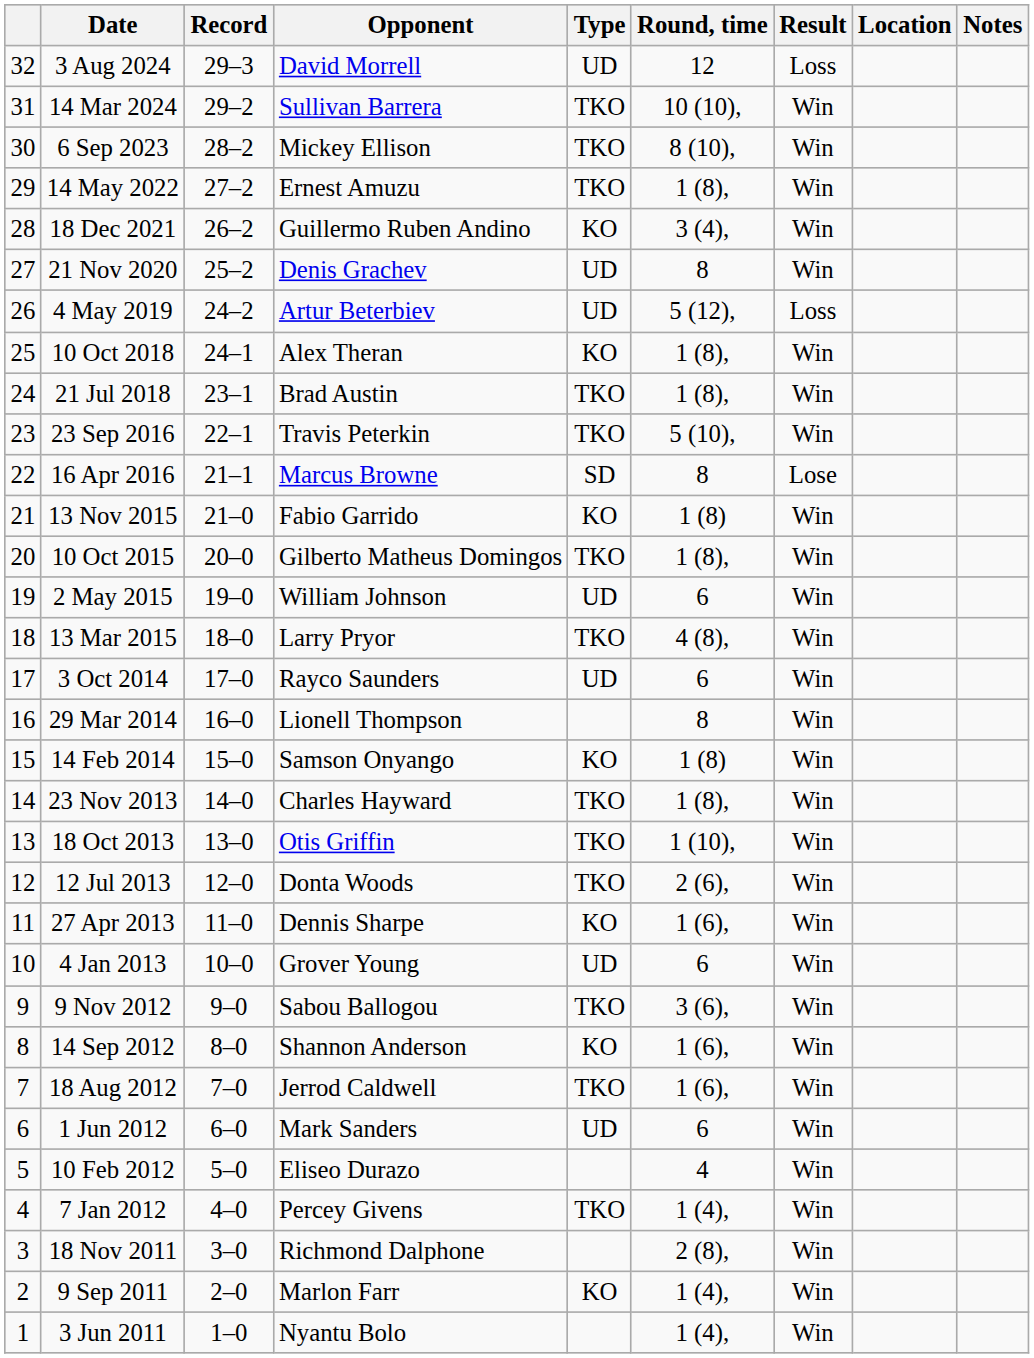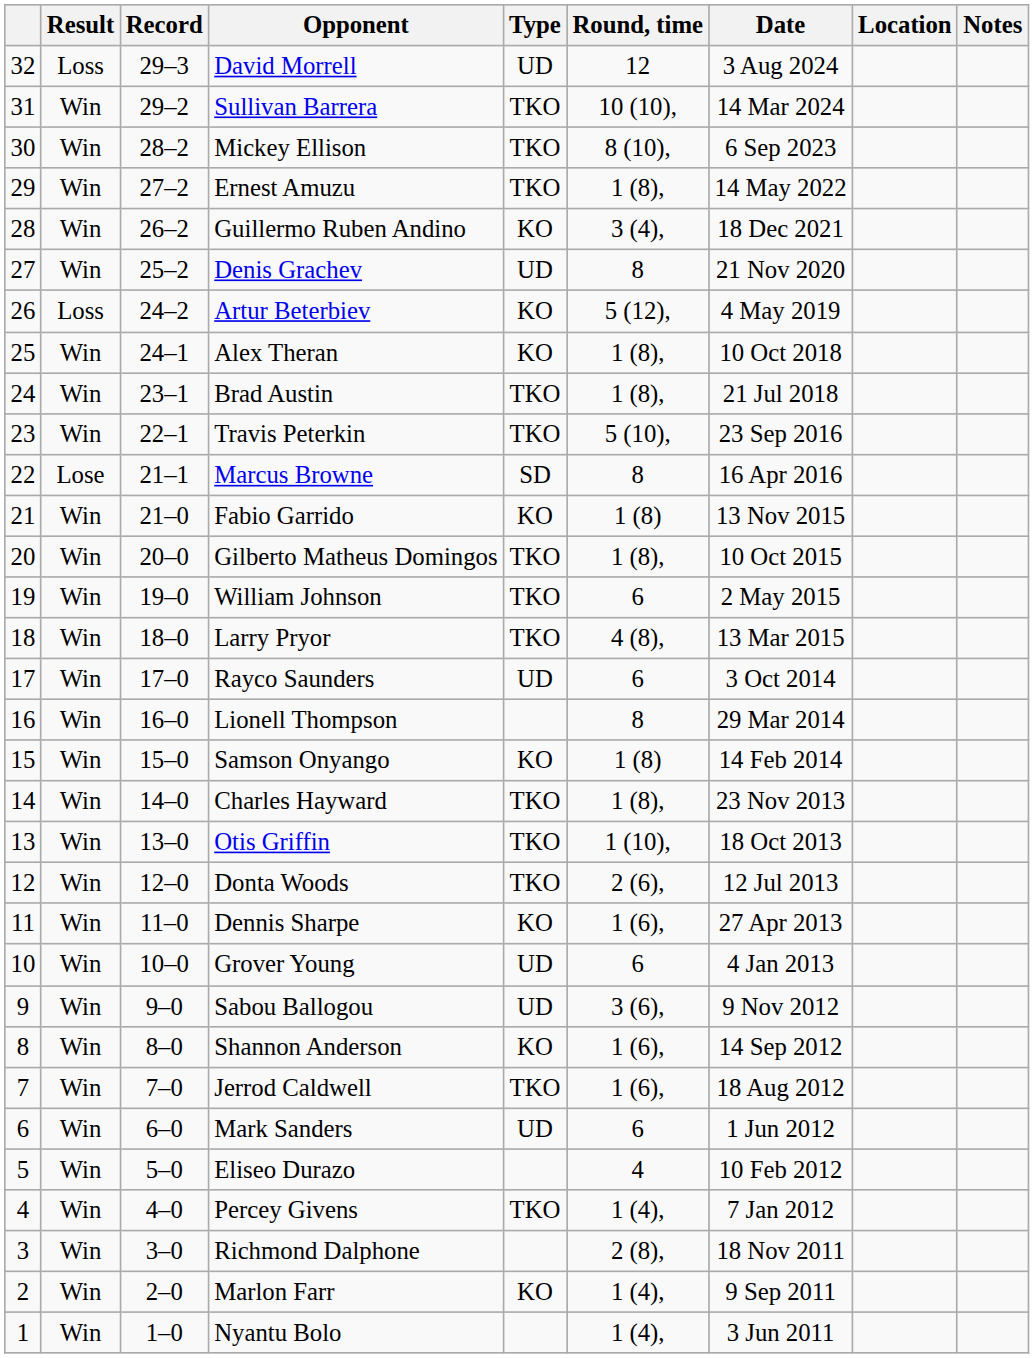columns swapped: (813, 25) <-> (113, 25)
(600, 311) UD -> (535, 311) KO
(600, 597) UD -> (535, 597) TKO
(600, 1005) TKO -> (535, 1005) UD
